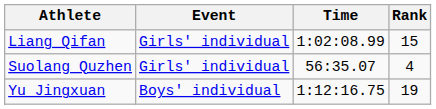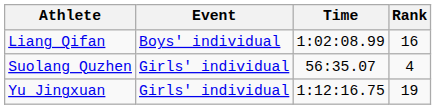(214, 41) Girls' individual -> (210, 41) Boys' individual
(410, 41) 15 -> (410, 41) 16
(210, 91) Boys' individual -> (214, 91) Girls' individual
